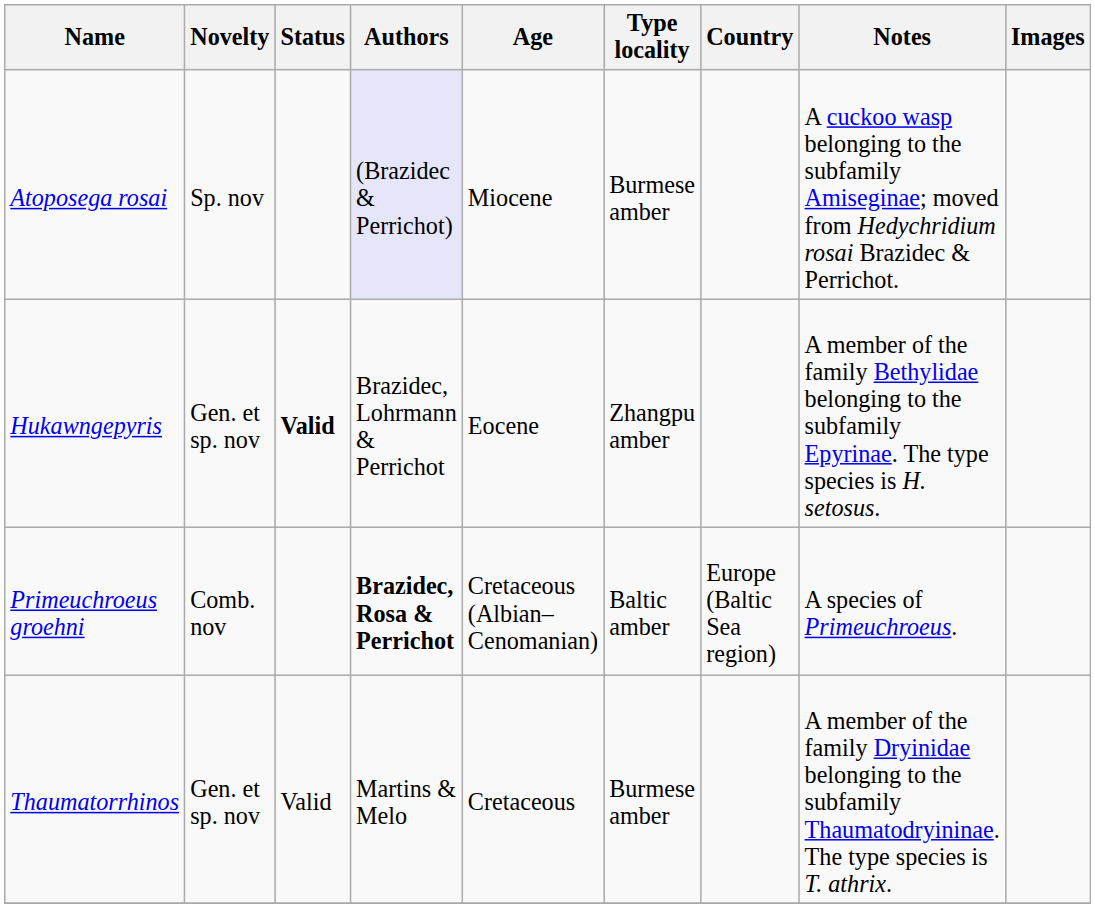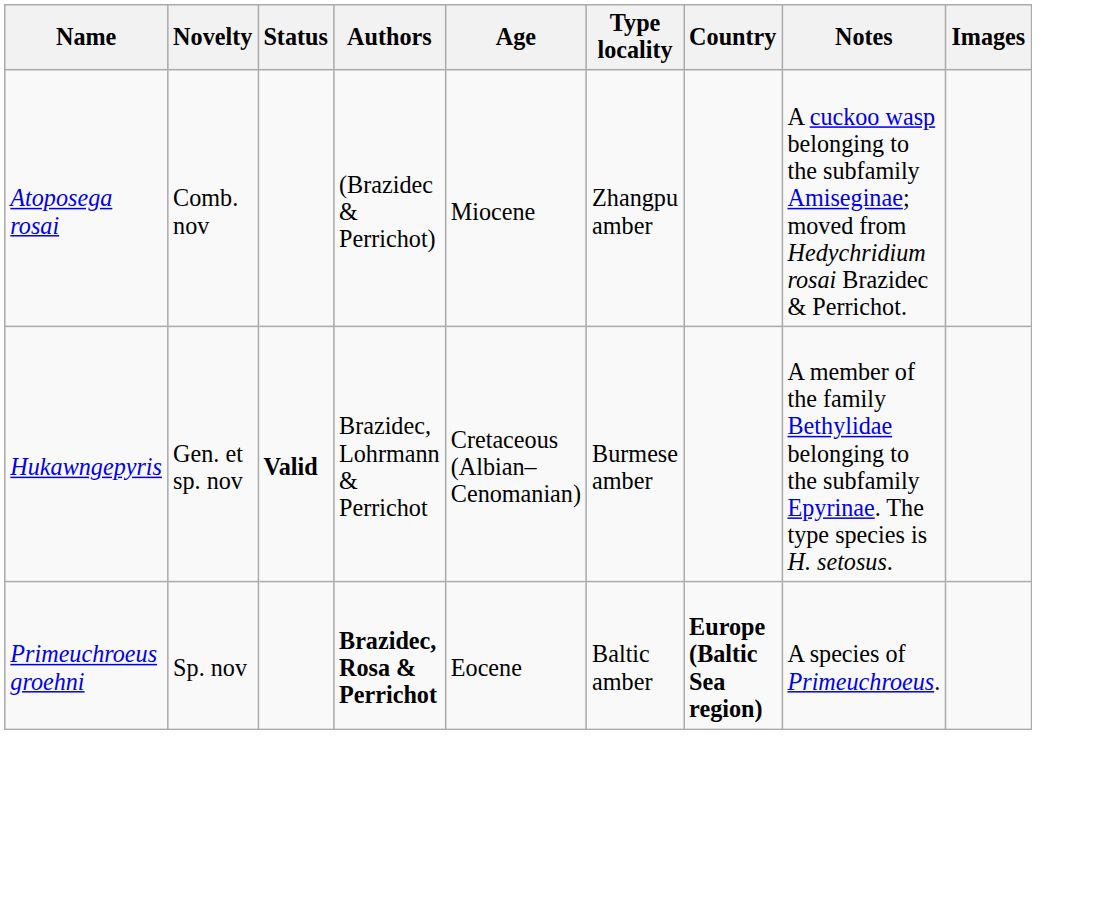(227, 197) Sp. nov -> (206, 211) Comb. nov
(404, 197) lavender background -> (387, 211) no background
(652, 197) Burmese amber -> (635, 211) Zhangpu amber
(503, 426) Eocene -> (516, 467) Cretaceous (Albian–Cenomanian)
(652, 426) Zhangpu amber -> (635, 467) Burmese amber
(223, 614) Comb. nov -> (210, 668) Sp. nov
(533, 614) Cretaceous (Albian–Cenomanian) -> (486, 668) Eocene
(741, 614) normal -> (727, 668) bold
- row: (95, 802)
